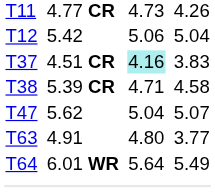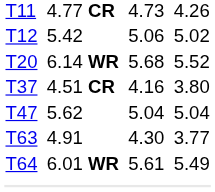(192, 36) 5.04 -> (192, 36) 5.02
+ row: (21, 61)
(146, 61) paleturquoise background -> (146, 87) no background
(192, 61) 3.83 -> (192, 87) 3.80
- row: (21, 87)
(192, 112) 5.07 -> (192, 112) 5.04
(146, 138) 4.80 -> (146, 138) 4.30
(146, 163) 5.64 -> (146, 163) 5.61
